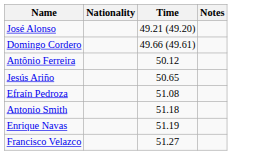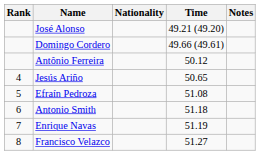+ column: (19, 12)
